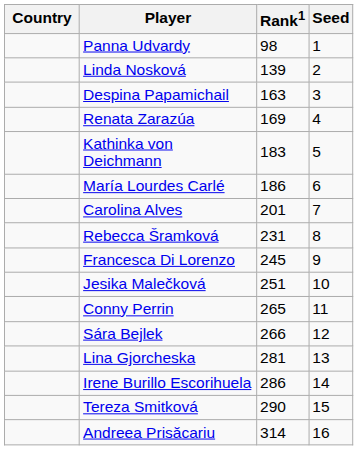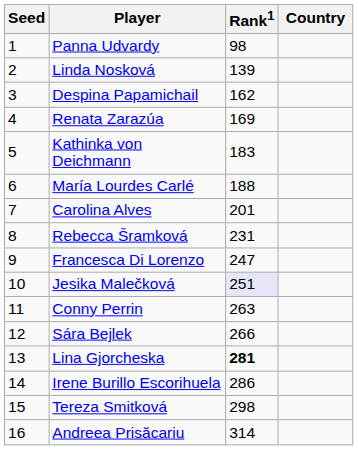columns swapped: (42, 18) <-> (331, 18)
(273, 94) 163 -> (242, 94) 162
(273, 186) 186 -> (242, 186) 188
(273, 259) 245 -> (242, 259) 247
(273, 284) no background -> (242, 284) lavender background
(273, 309) 265 -> (242, 309) 263
(273, 358) normal -> (242, 358) bold
(273, 407) 290 -> (242, 407) 298
